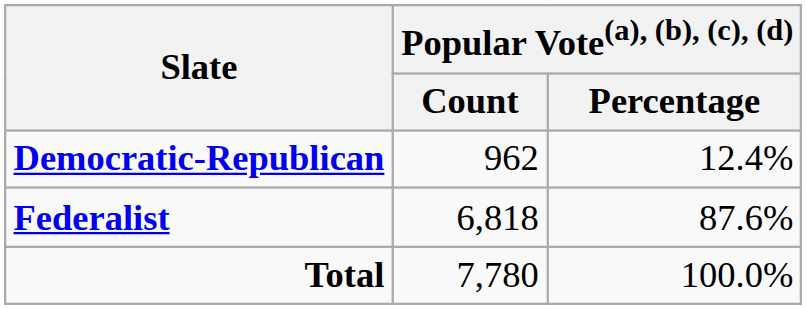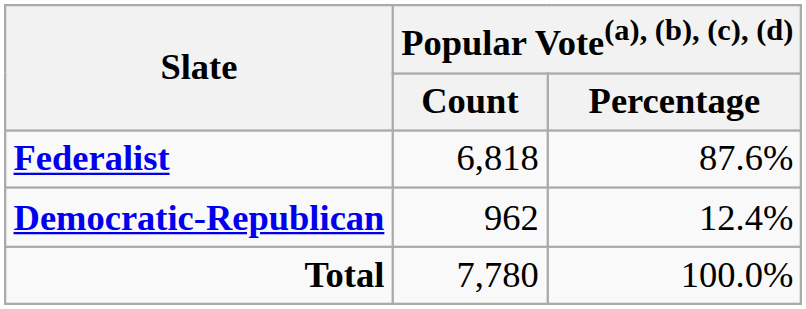rows swapped: (92, 216) <-> (199, 159)
